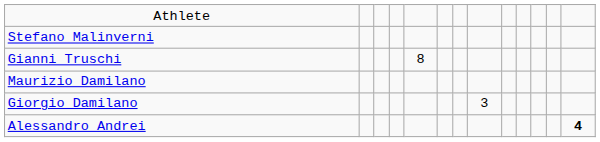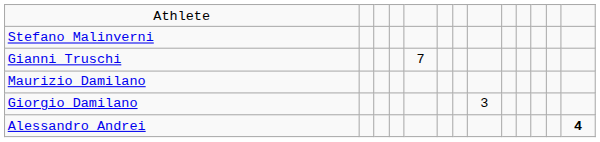(421, 60) 8 -> (421, 60) 7
